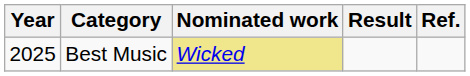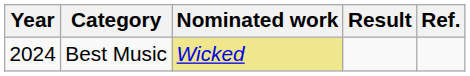(33, 53) 2025 -> (33, 53) 2024
